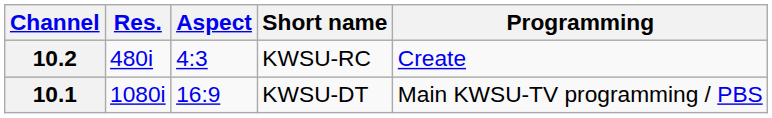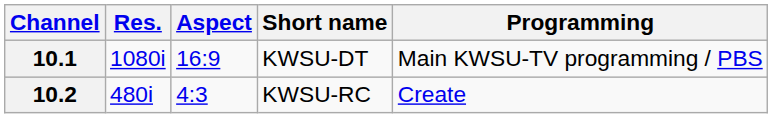rows swapped: (55, 94) <-> (55, 58)
